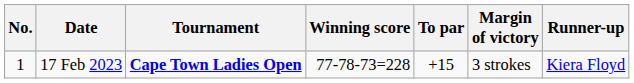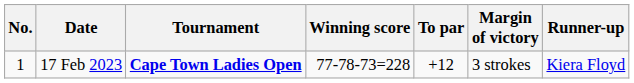(441, 64) +15 -> (441, 64) +12
